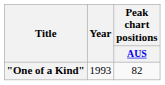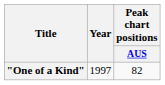(100, 71) 1993 -> (100, 71) 1997
